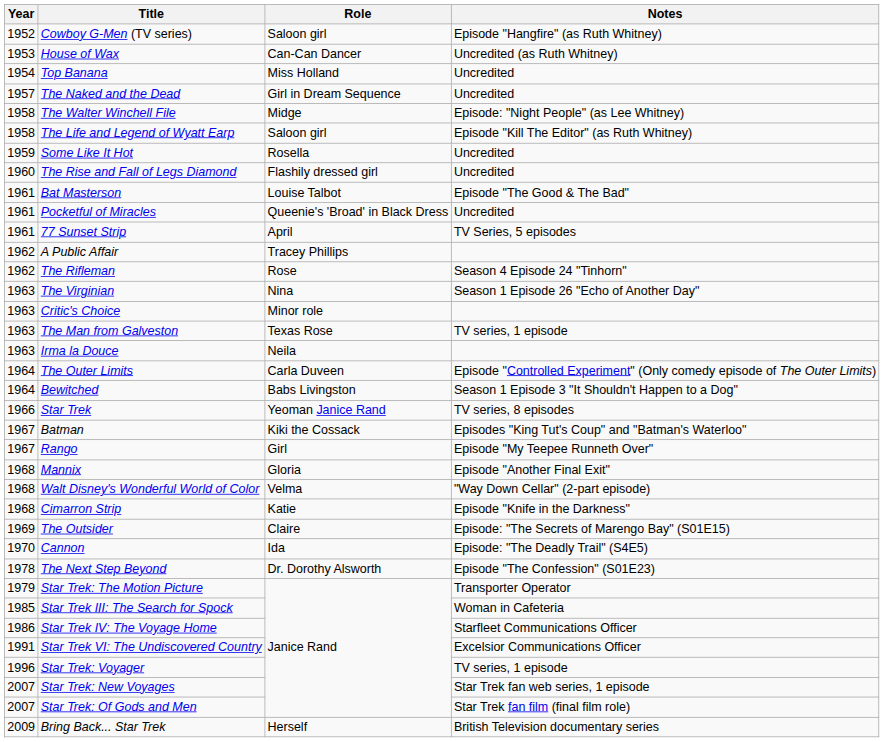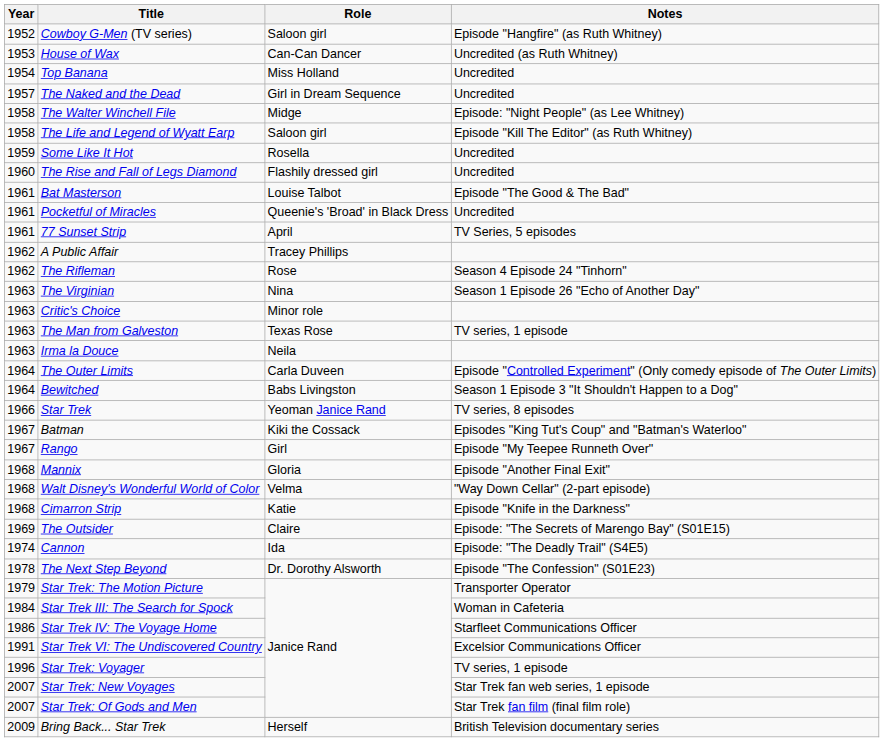(21, 548) 1970 -> (21, 548) 1974
(21, 608) 1985 -> (21, 608) 1984
